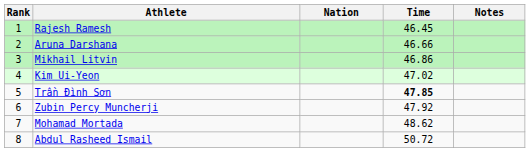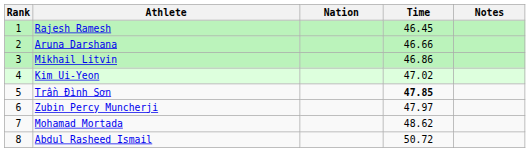(418, 108) 47.92 -> (418, 108) 47.97
